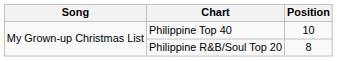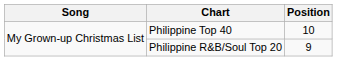(308, 47) 8 -> (308, 47) 9
